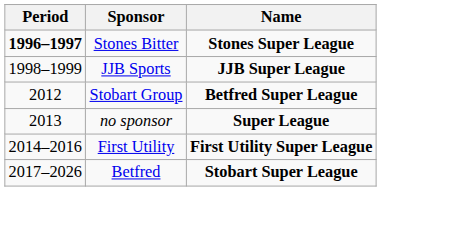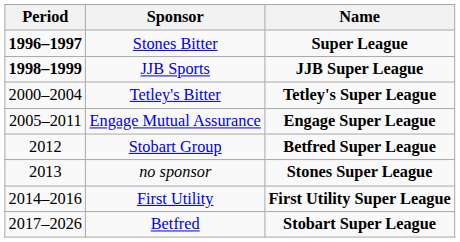(281, 43) Stones Super League -> (360, 43) Super League
(45, 69) normal -> (45, 69) bold
+ row: (175, 95)
+ row: (175, 120)
(281, 120) Super League -> (360, 172) Stones Super League
